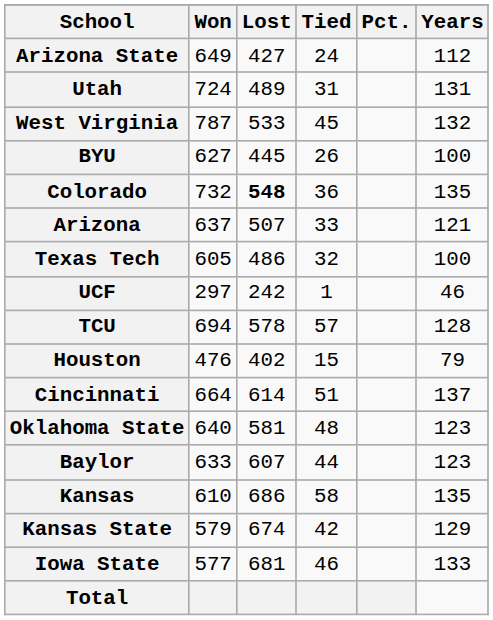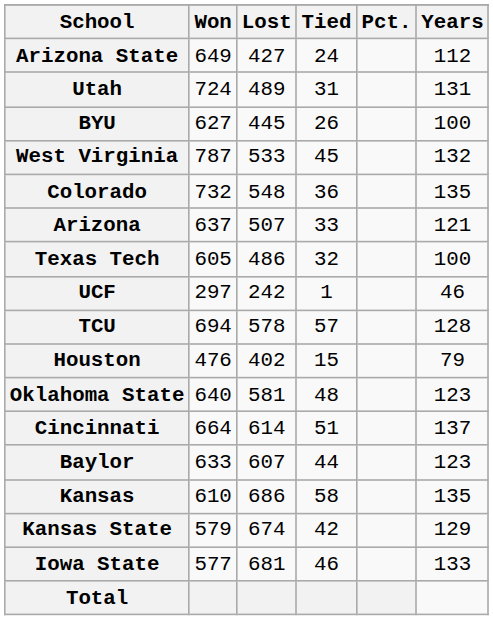rows swapped: (97, 123) <-> (97, 157)
(267, 191) bold -> (267, 191) normal
rows swapped: (97, 429) <-> (97, 395)
